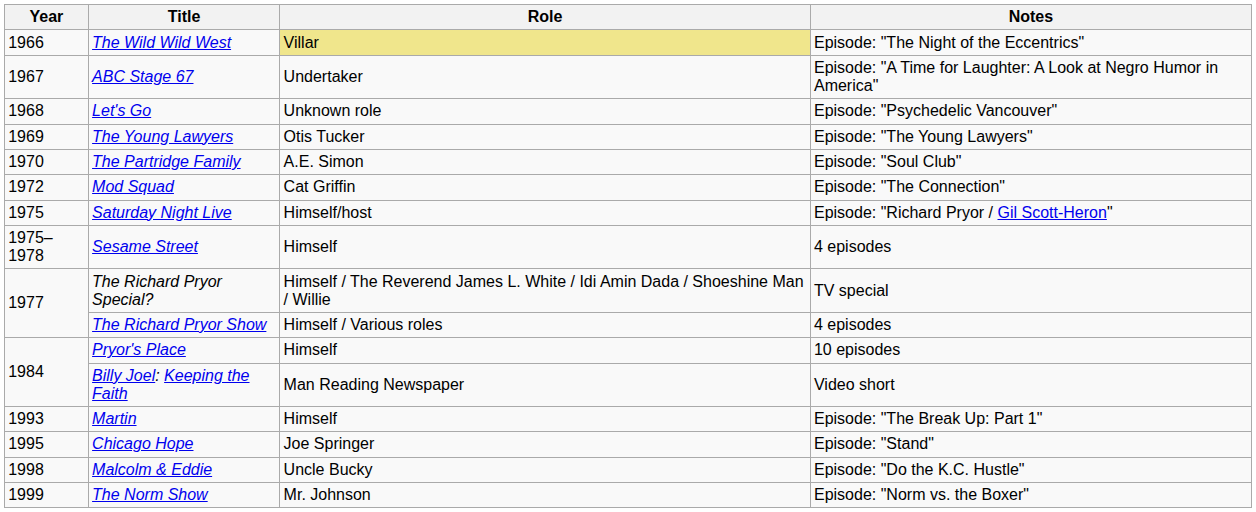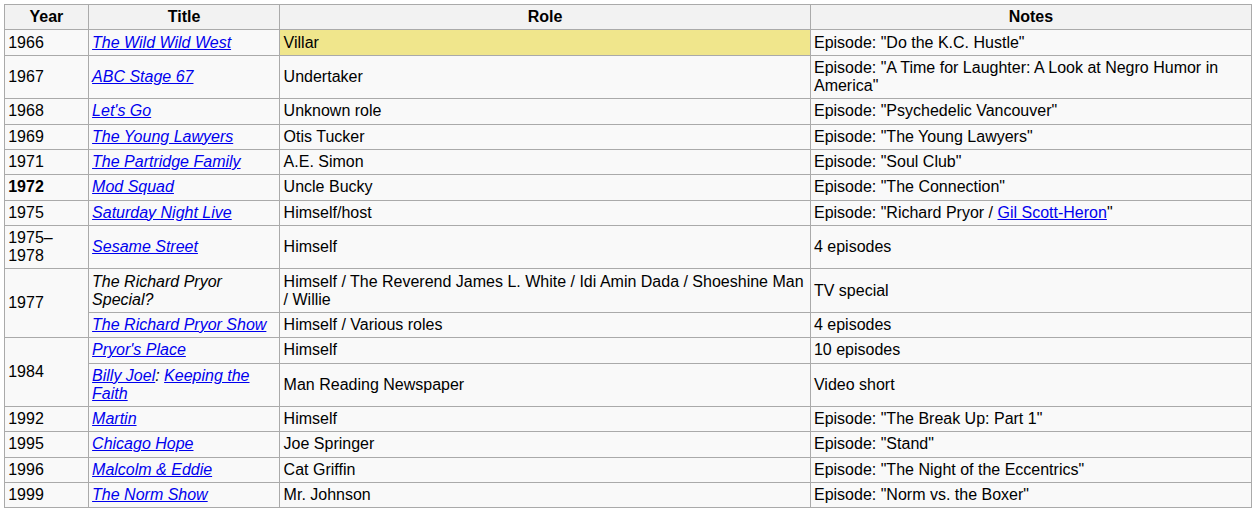(949, 42) Episode: "The Night of the Eccentrics" -> (919, 42) Episode: "Do the K.C. Hustle"
(26, 162) 1970 -> (26, 162) 1971
(26, 187) normal -> (26, 187) bold
(319, 187) Cat Griffin -> (328, 187) Uncle Bucky
(26, 419) 1993 -> (26, 419) 1992
(26, 469) 1998 -> (26, 469) 1996
(328, 469) Uncle Bucky -> (319, 469) Cat Griffin
(919, 469) Episode: "Do the K.C. Hustle" -> (949, 469) Episode: "The Night of the Eccentrics"
